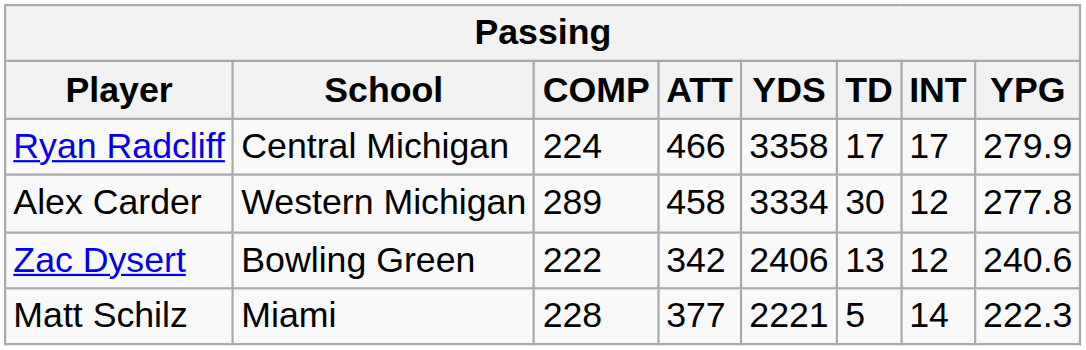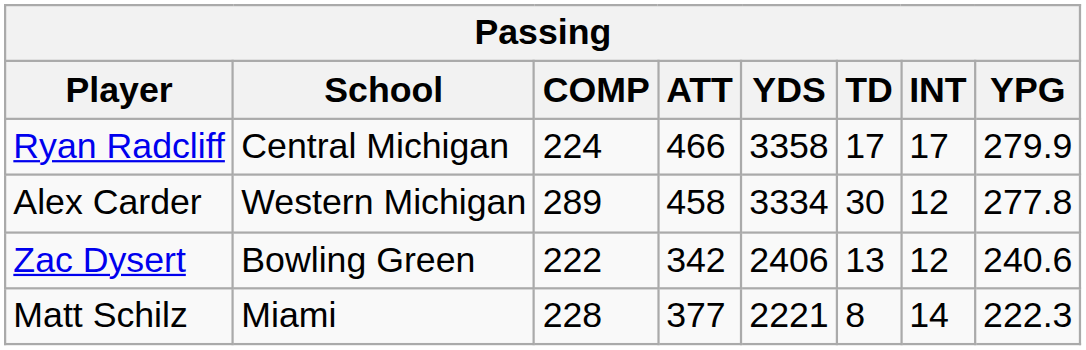(855, 315) 5 -> (855, 315) 8
